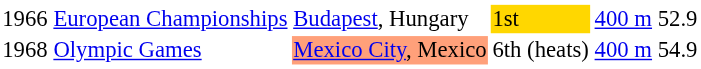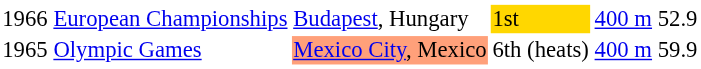(25, 50) 1968 -> (25, 50) 1965
(678, 50) 54.9 -> (678, 50) 59.9
